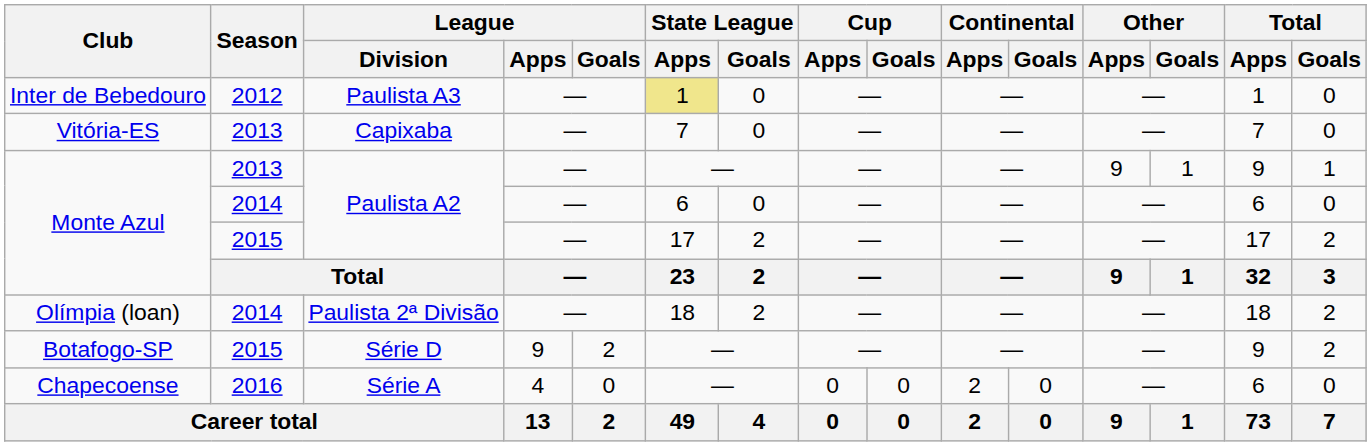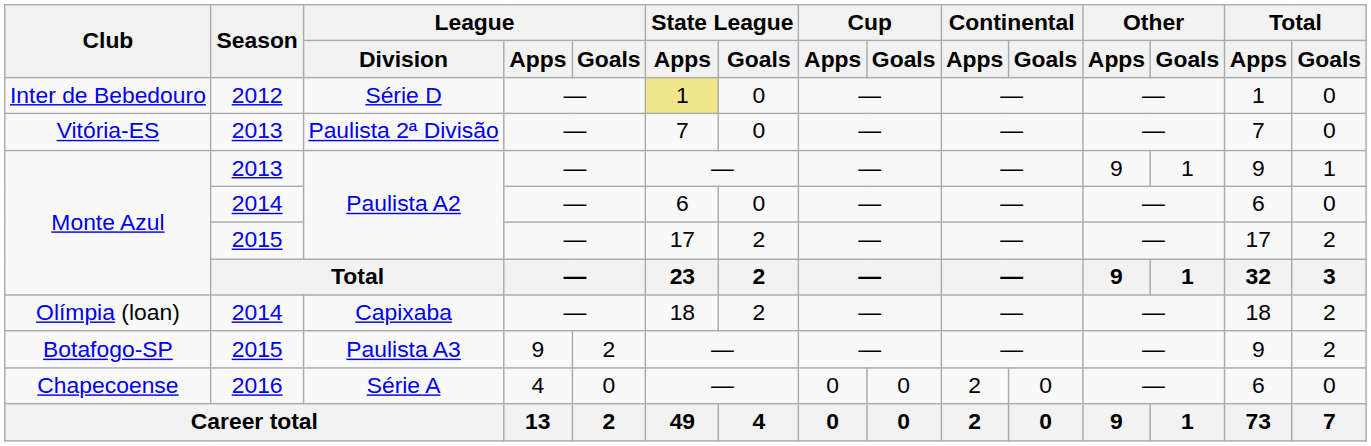(404, 95) Paulista A3 -> (404, 95) Série D
(404, 131) Capixaba -> (404, 131) Paulista 2ª Divisão
(404, 312) Paulista 2ª Divisão -> (404, 312) Capixaba
(404, 349) Série D -> (404, 349) Paulista A3
